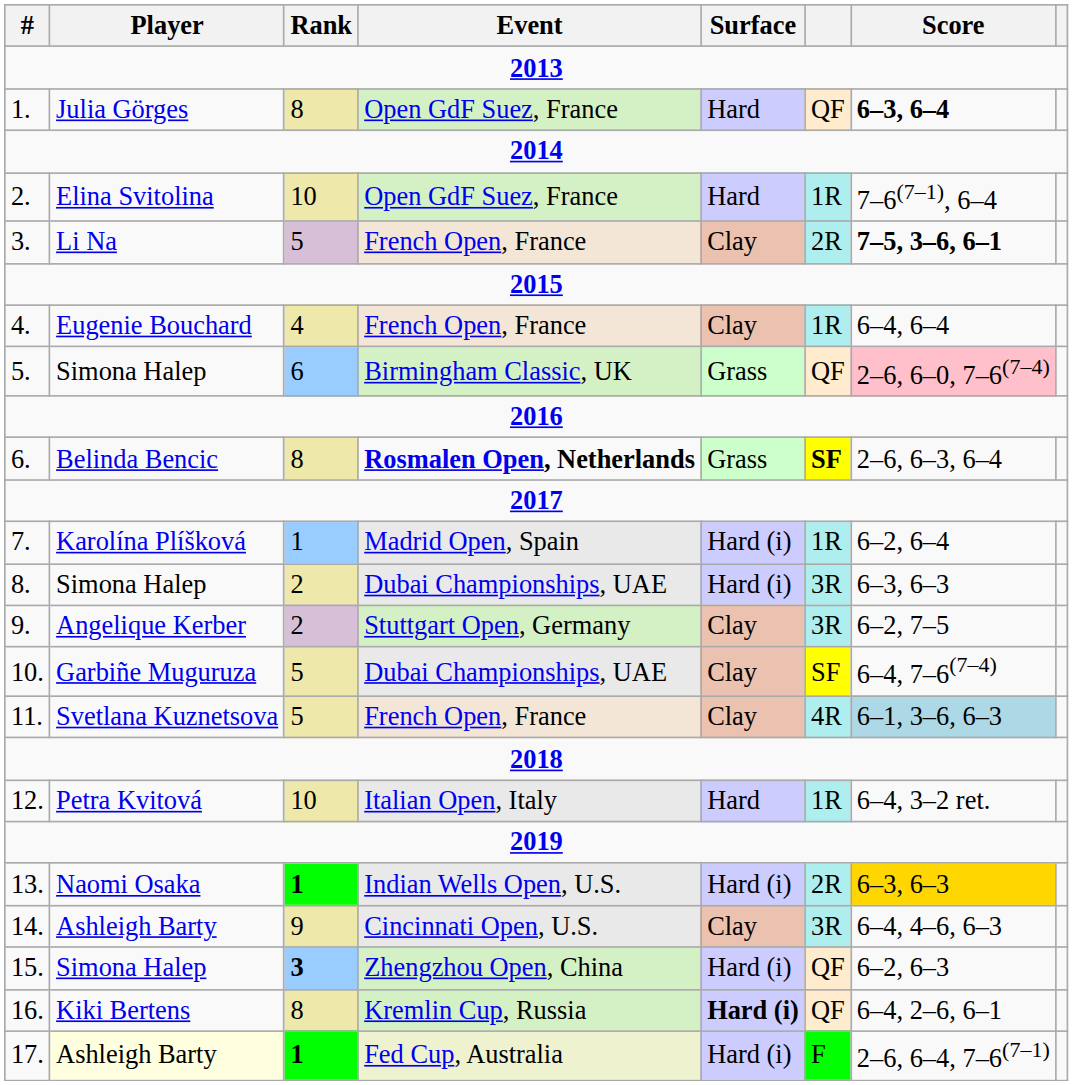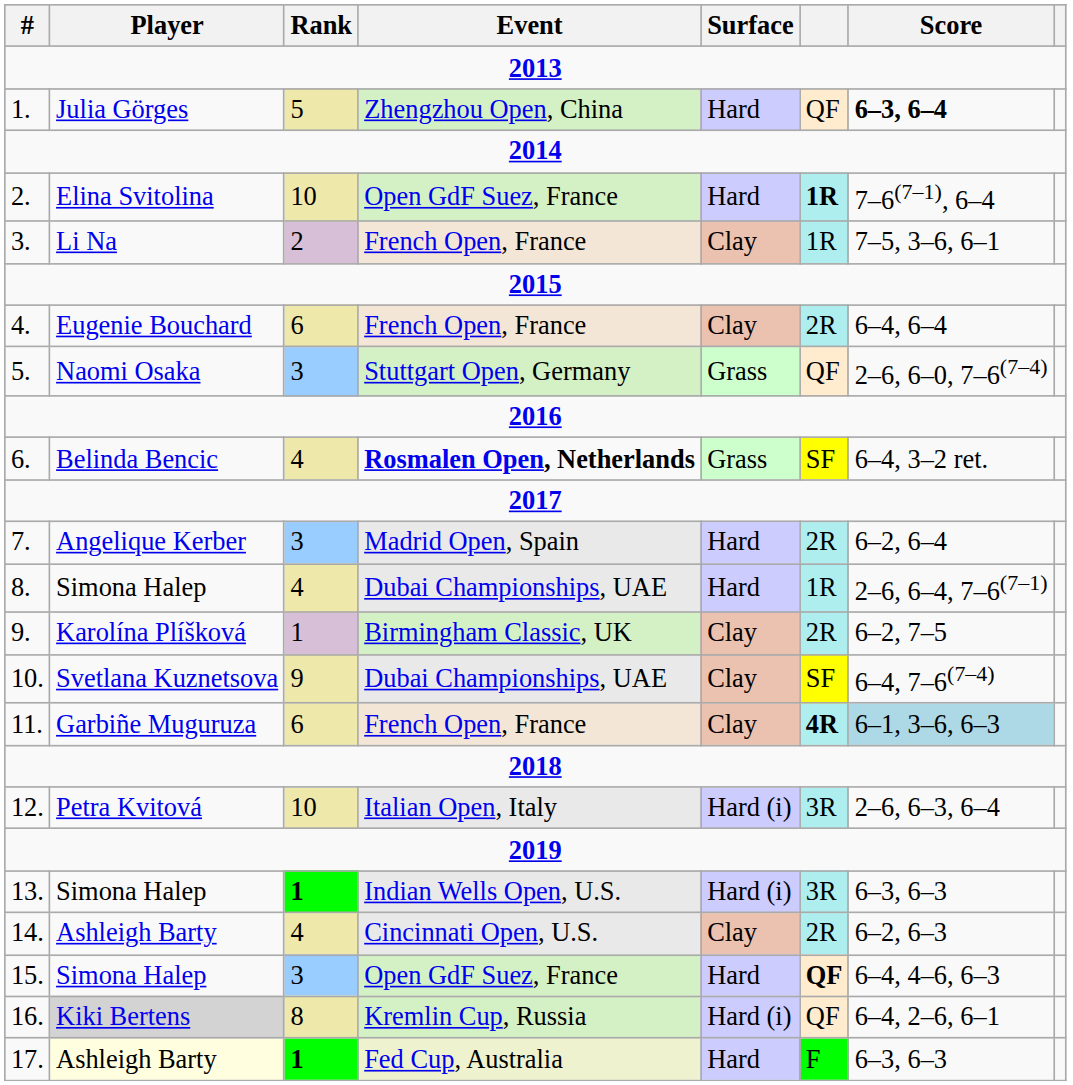(297, 109) 8 -> (297, 109) 5
(491, 109) Open GdF Suez, France -> (494, 109) Zhengzhou Open, China
(826, 196) normal -> (822, 196) bold
(297, 241) 5 -> (297, 241) 2
(826, 241) 2R -> (821, 241) 1R
(929, 241) bold -> (927, 241) normal
(297, 325) 4 -> (297, 325) 6
(826, 325) 1R -> (821, 325) 2R
(131, 371) Simona Halep -> (128, 371) Naomi Osaka
(297, 371) 6 -> (297, 371) 3
(498, 371) Birmingham Classic, UK -> (497, 371) Stuttgart Open, Germany
(953, 371) pink background -> (951, 371) no background
(297, 458) 8 -> (297, 458) 4
(826, 458) bold -> (821, 458) normal
(929, 458) 2–6, 6–3, 6–4 -> (921, 458) 6–4, 3–2 ret.
(151, 542) Karolína Plíšková -> (151, 542) Angelique Kerber
(297, 542) 1 -> (297, 542) 3
(749, 542) Hard (i) -> (734, 542) Hard
(826, 542) 1R -> (821, 542) 2R
(297, 584) 2 -> (297, 587) 4
(749, 584) Hard (i) -> (734, 587) Hard
(826, 584) 3R -> (821, 587) 1R
(903, 584) 6–3, 6–3 -> (951, 587) 2–6, 6–4, 7–6(7–1)
(151, 625) Angelique Kerber -> (151, 633) Karolína Plíšková
(297, 625) 2 -> (297, 633) 1
(497, 625) Stuttgart Open, Germany -> (498, 633) Birmingham Classic, UK
(826, 625) 3R -> (821, 633) 2R
(156, 671) Garbiñe Muguruza -> (167, 678) Svetlana Kuznetsova
(297, 671) 5 -> (297, 678) 9
(167, 716) Svetlana Kuznetsova -> (156, 723) Garbiñe Muguruza
(297, 716) 5 -> (297, 723) 6
(826, 716) normal -> (822, 723) bold
(734, 800) Hard -> (749, 807) Hard (i)
(826, 800) 1R -> (821, 807) 3R
(924, 800) 6–4, 3–2 ret. -> (927, 807) 2–6, 6–3, 6–4
(128, 884) Naomi Osaka -> (131, 891) Simona Halep
(826, 884) 2R -> (821, 891) 3R
(903, 884) gold background -> (901, 891) no background
(297, 926) 9 -> (297, 933) 4
(826, 926) 3R -> (821, 933) 2R
(929, 926) 6–4, 4–6, 6–3 -> (901, 933) 6–2, 6–3
(297, 967) bold -> (297, 975) normal
(494, 967) Zhengzhou Open, China -> (491, 975) Open GdF Suez, France
(749, 967) Hard (i) -> (734, 975) Hard
(828, 967) normal -> (824, 975) bold
(903, 967) 6–2, 6–3 -> (927, 975) 6–4, 4–6, 6–3
(123, 1009) no background -> (123, 1016) lightgrey background
(753, 1009) bold -> (749, 1016) normal
(749, 1055) Hard (i) -> (734, 1058) Hard
(953, 1055) 2–6, 6–4, 7–6(7–1) -> (901, 1058) 6–3, 6–3
